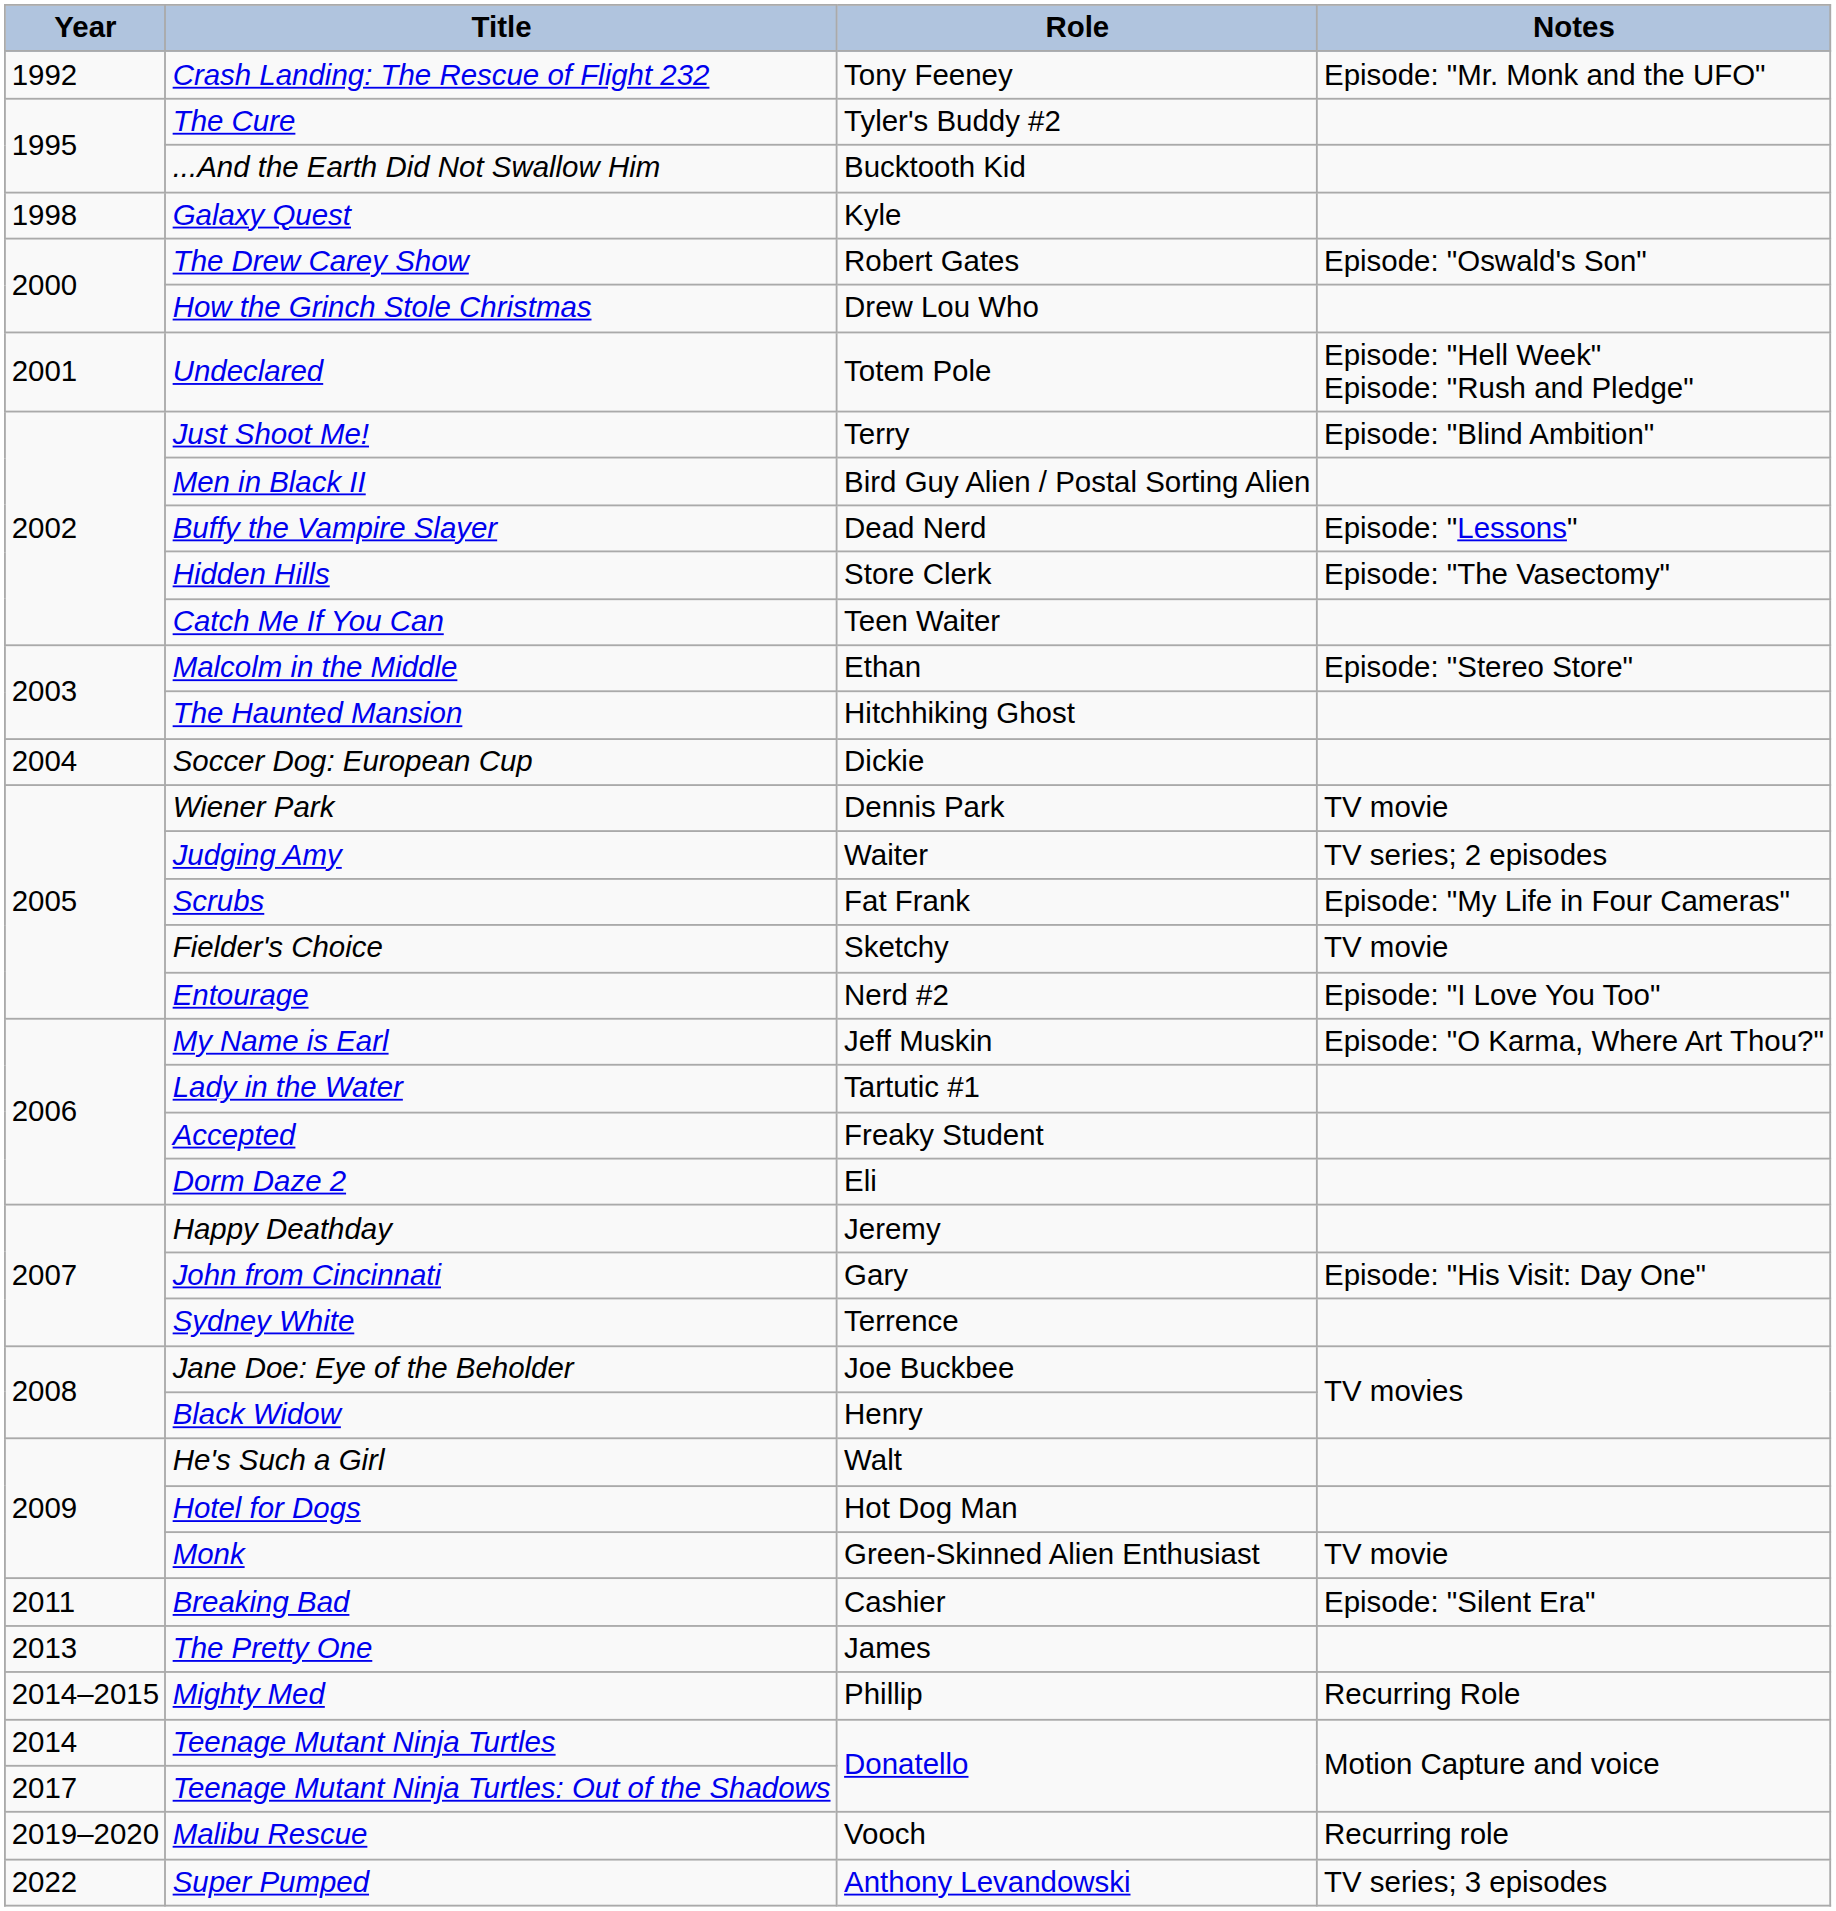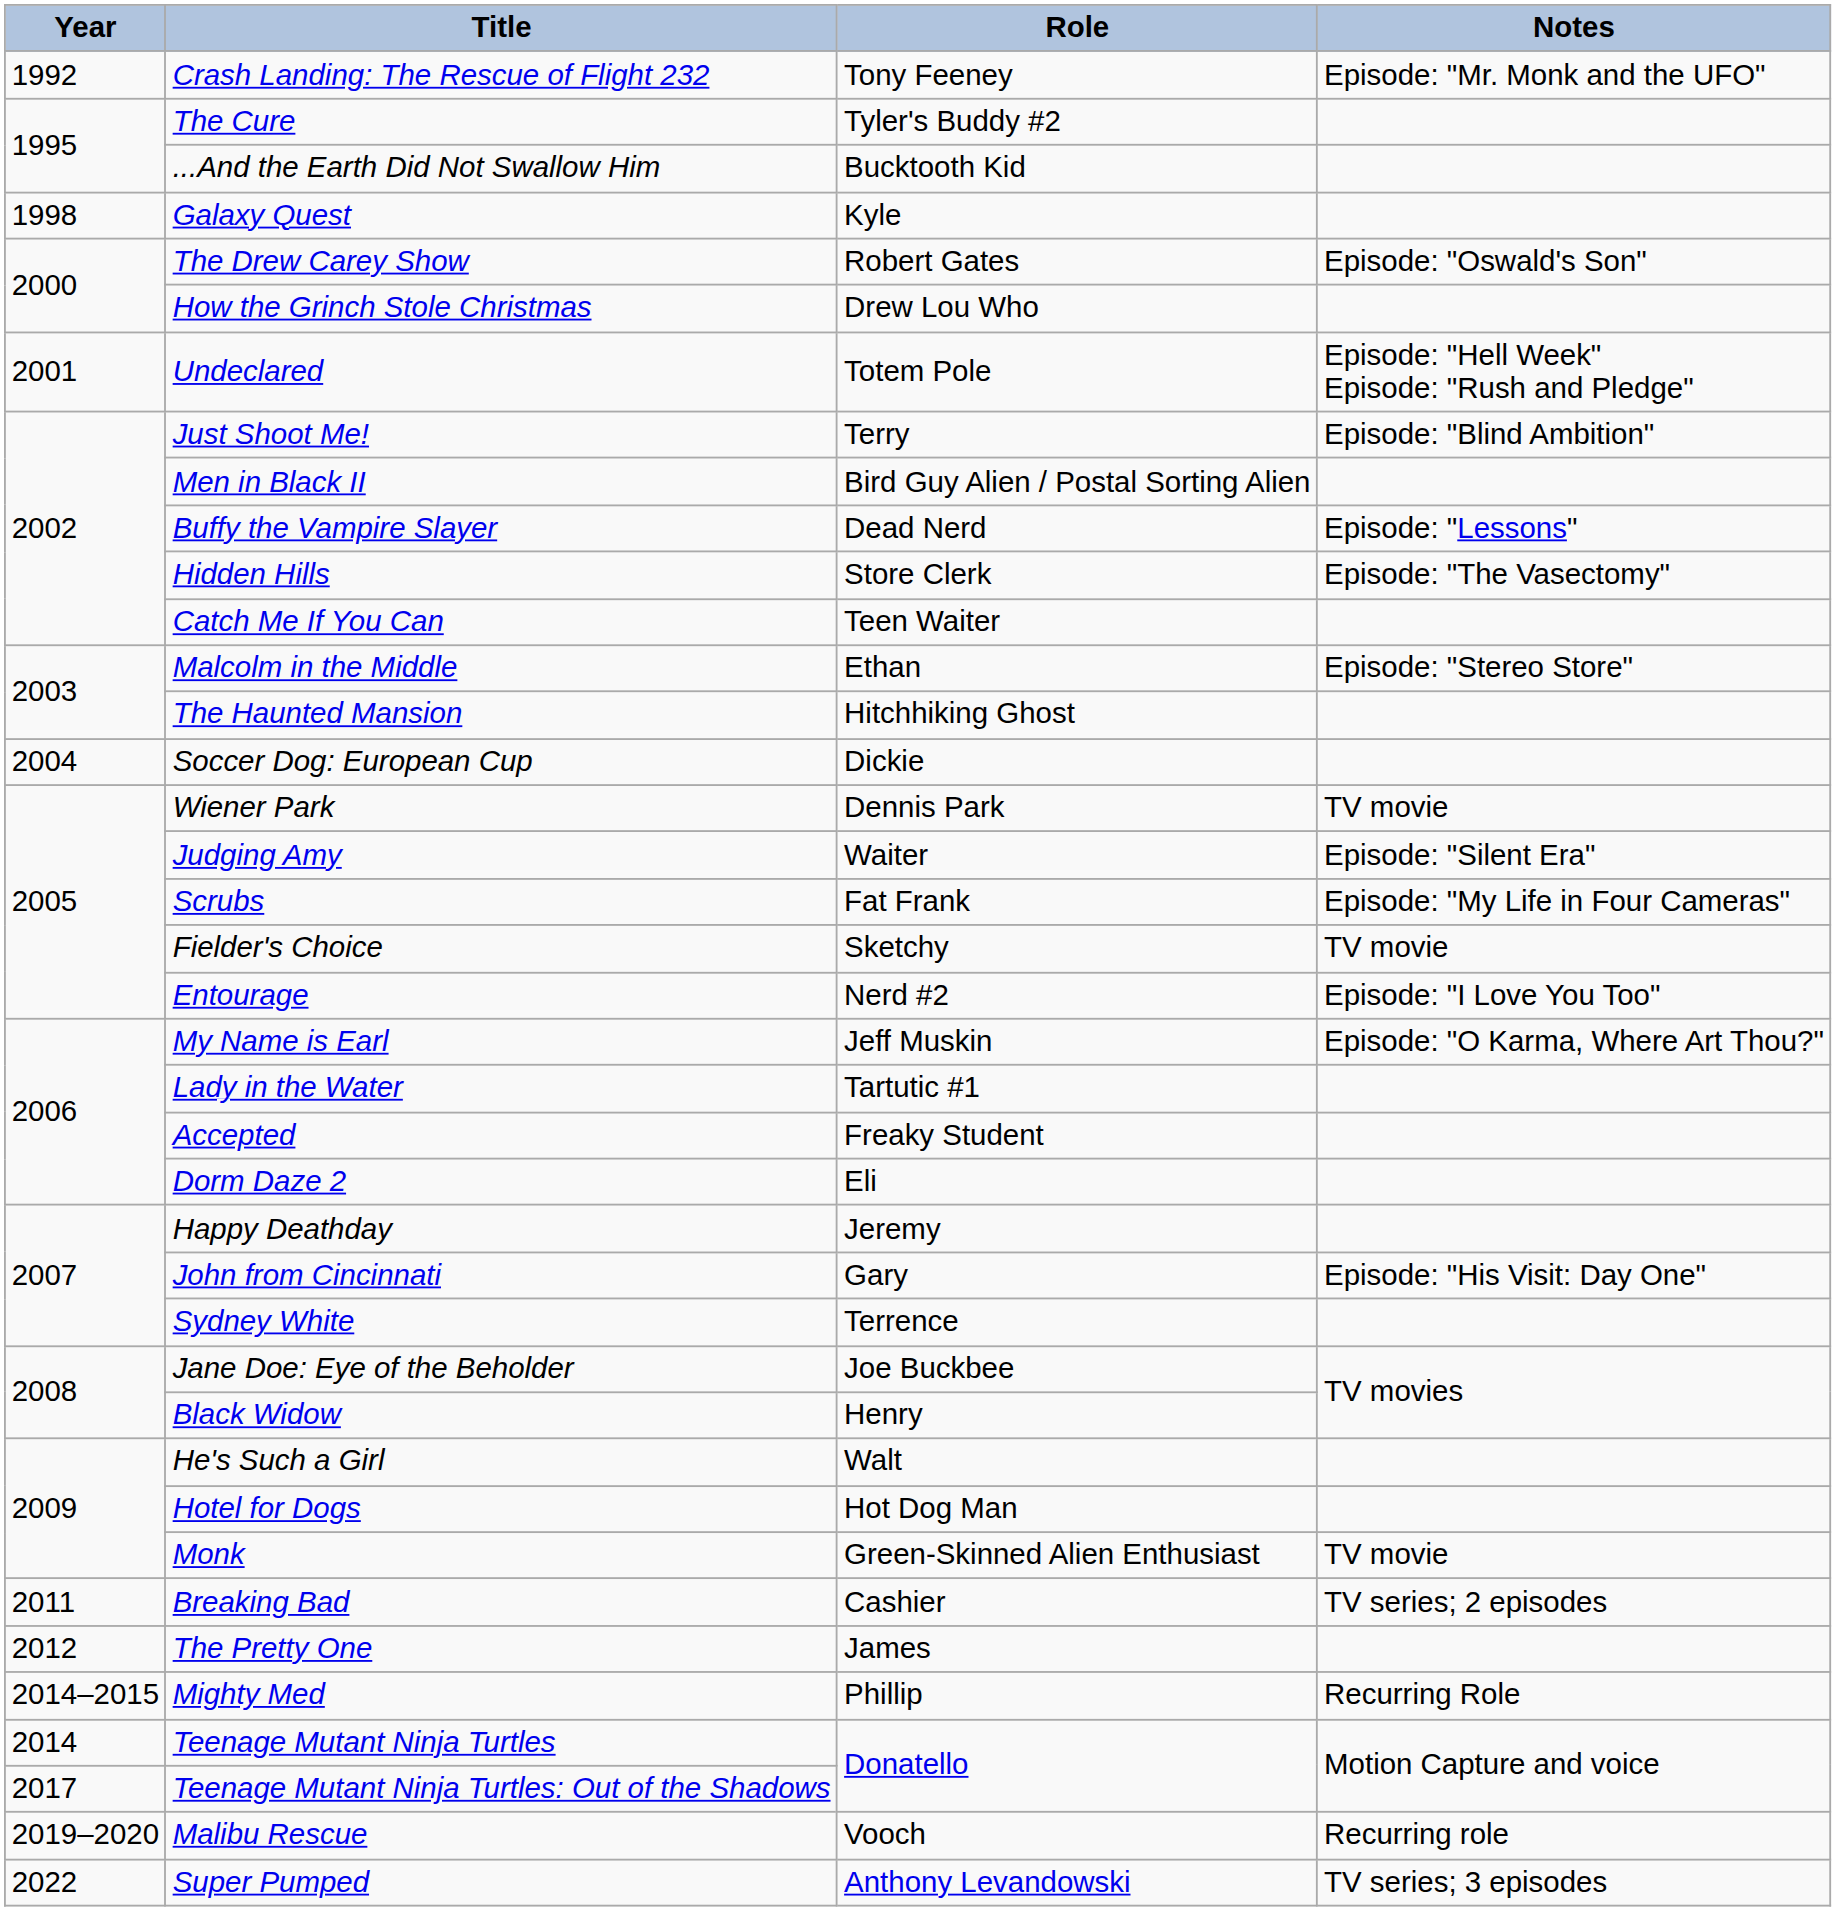(1466, 854) TV series; 2 episodes -> (1460, 854) Episode: "Silent Era"
(1460, 1601) Episode: "Silent Era" -> (1466, 1601) TV series; 2 episodes
(44, 1648) 2013 -> (44, 1648) 2012
